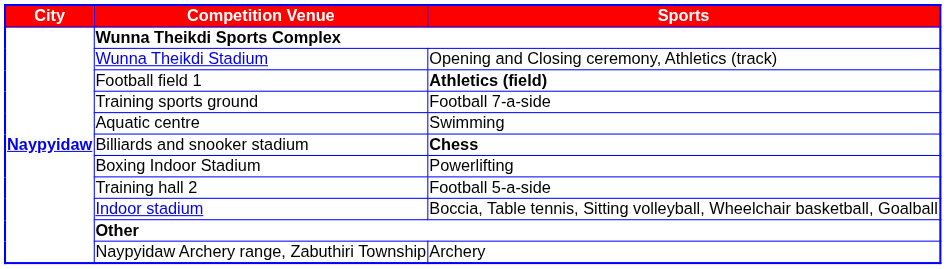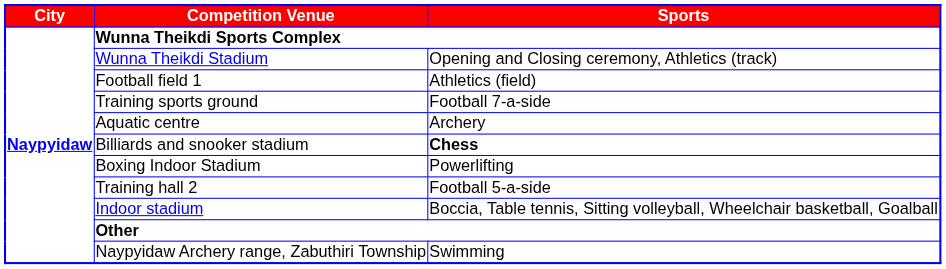(488, 80) bold -> (483, 80) normal
(467, 123) Swimming -> (457, 123) Archery
(457, 251) Archery -> (467, 251) Swimming
